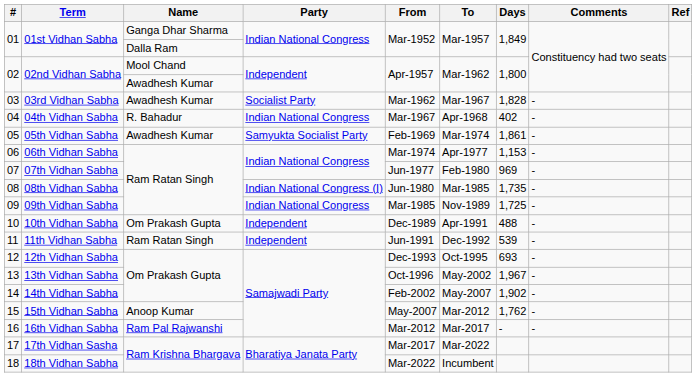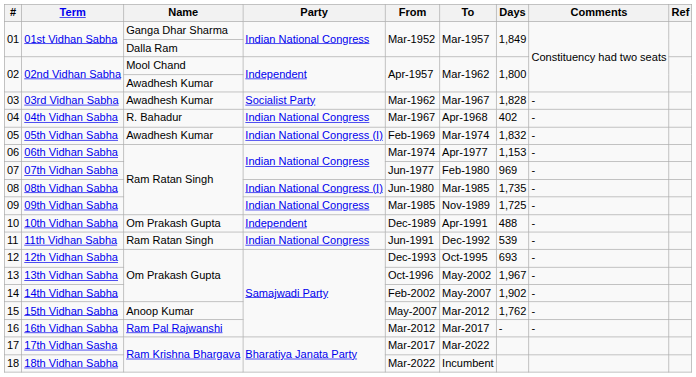(306, 135) Samyukta Socialist Party -> (314, 135) Indian National Congress (I)
(513, 135) 1,861 -> (513, 135) 1,832
(276, 240) Independent -> (307, 240) Indian National Congress
